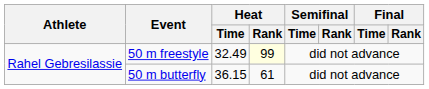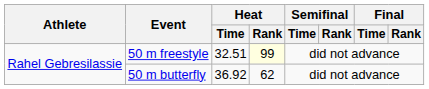(231, 54) 32.49 -> (231, 54) 32.51
(231, 75) 36.15 -> (231, 75) 36.92
(267, 75) 61 -> (267, 75) 62
